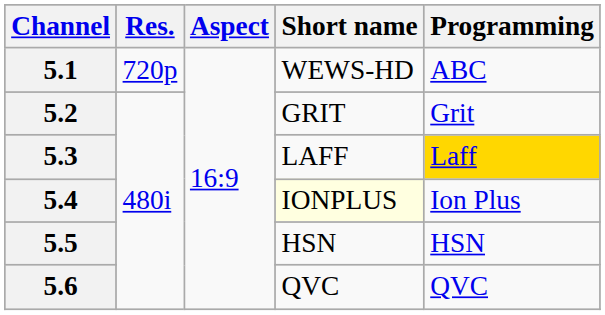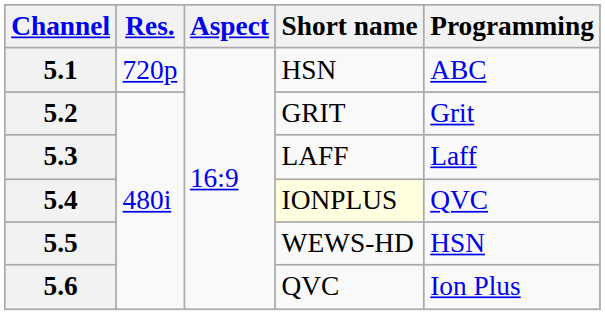(348, 69) WEWS-HD -> (309, 69) HSN
(454, 156) gold background -> (454, 156) no background
(475, 199) Ion Plus -> (459, 199) QVC
(309, 243) HSN -> (348, 243) WEWS-HD
(459, 286) QVC -> (475, 286) Ion Plus
